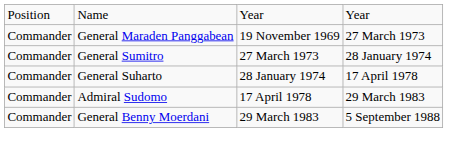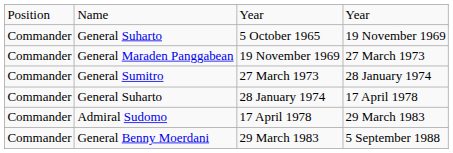+ row: (280, 35)
